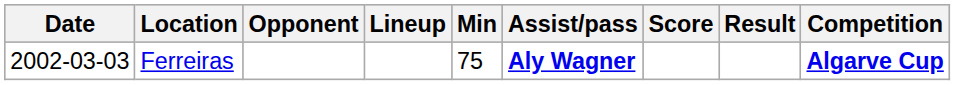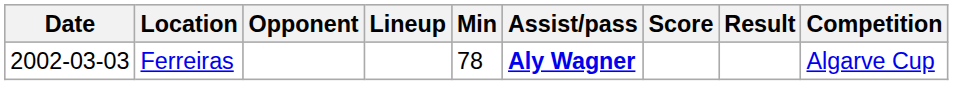(470, 60) 75 -> (470, 60) 78
(875, 60) bold -> (871, 60) normal
